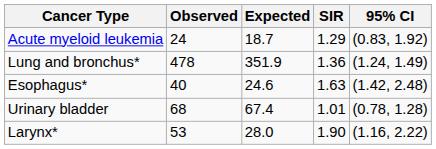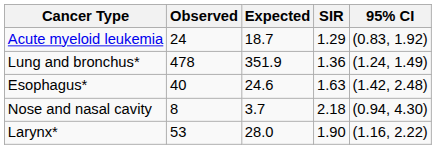- row: (58, 109)
+ row: (80, 109)
